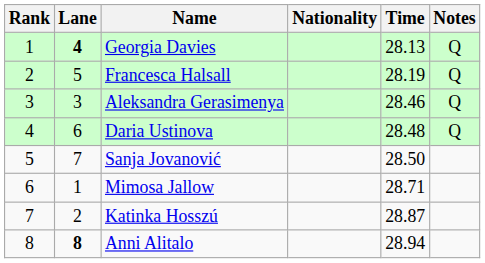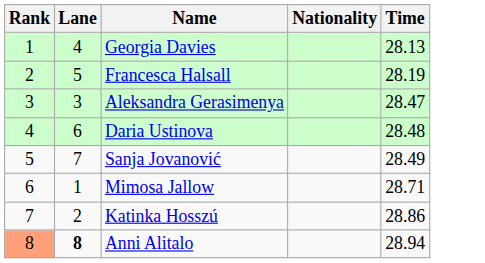- column: (455, 18)
(78, 46) bold -> (78, 46) normal
(405, 103) 28.46 -> (405, 103) 28.47
(405, 159) 28.50 -> (405, 159) 28.49
(405, 215) 28.87 -> (405, 215) 28.86
(29, 243) no background -> (29, 243) lightsalmon background
